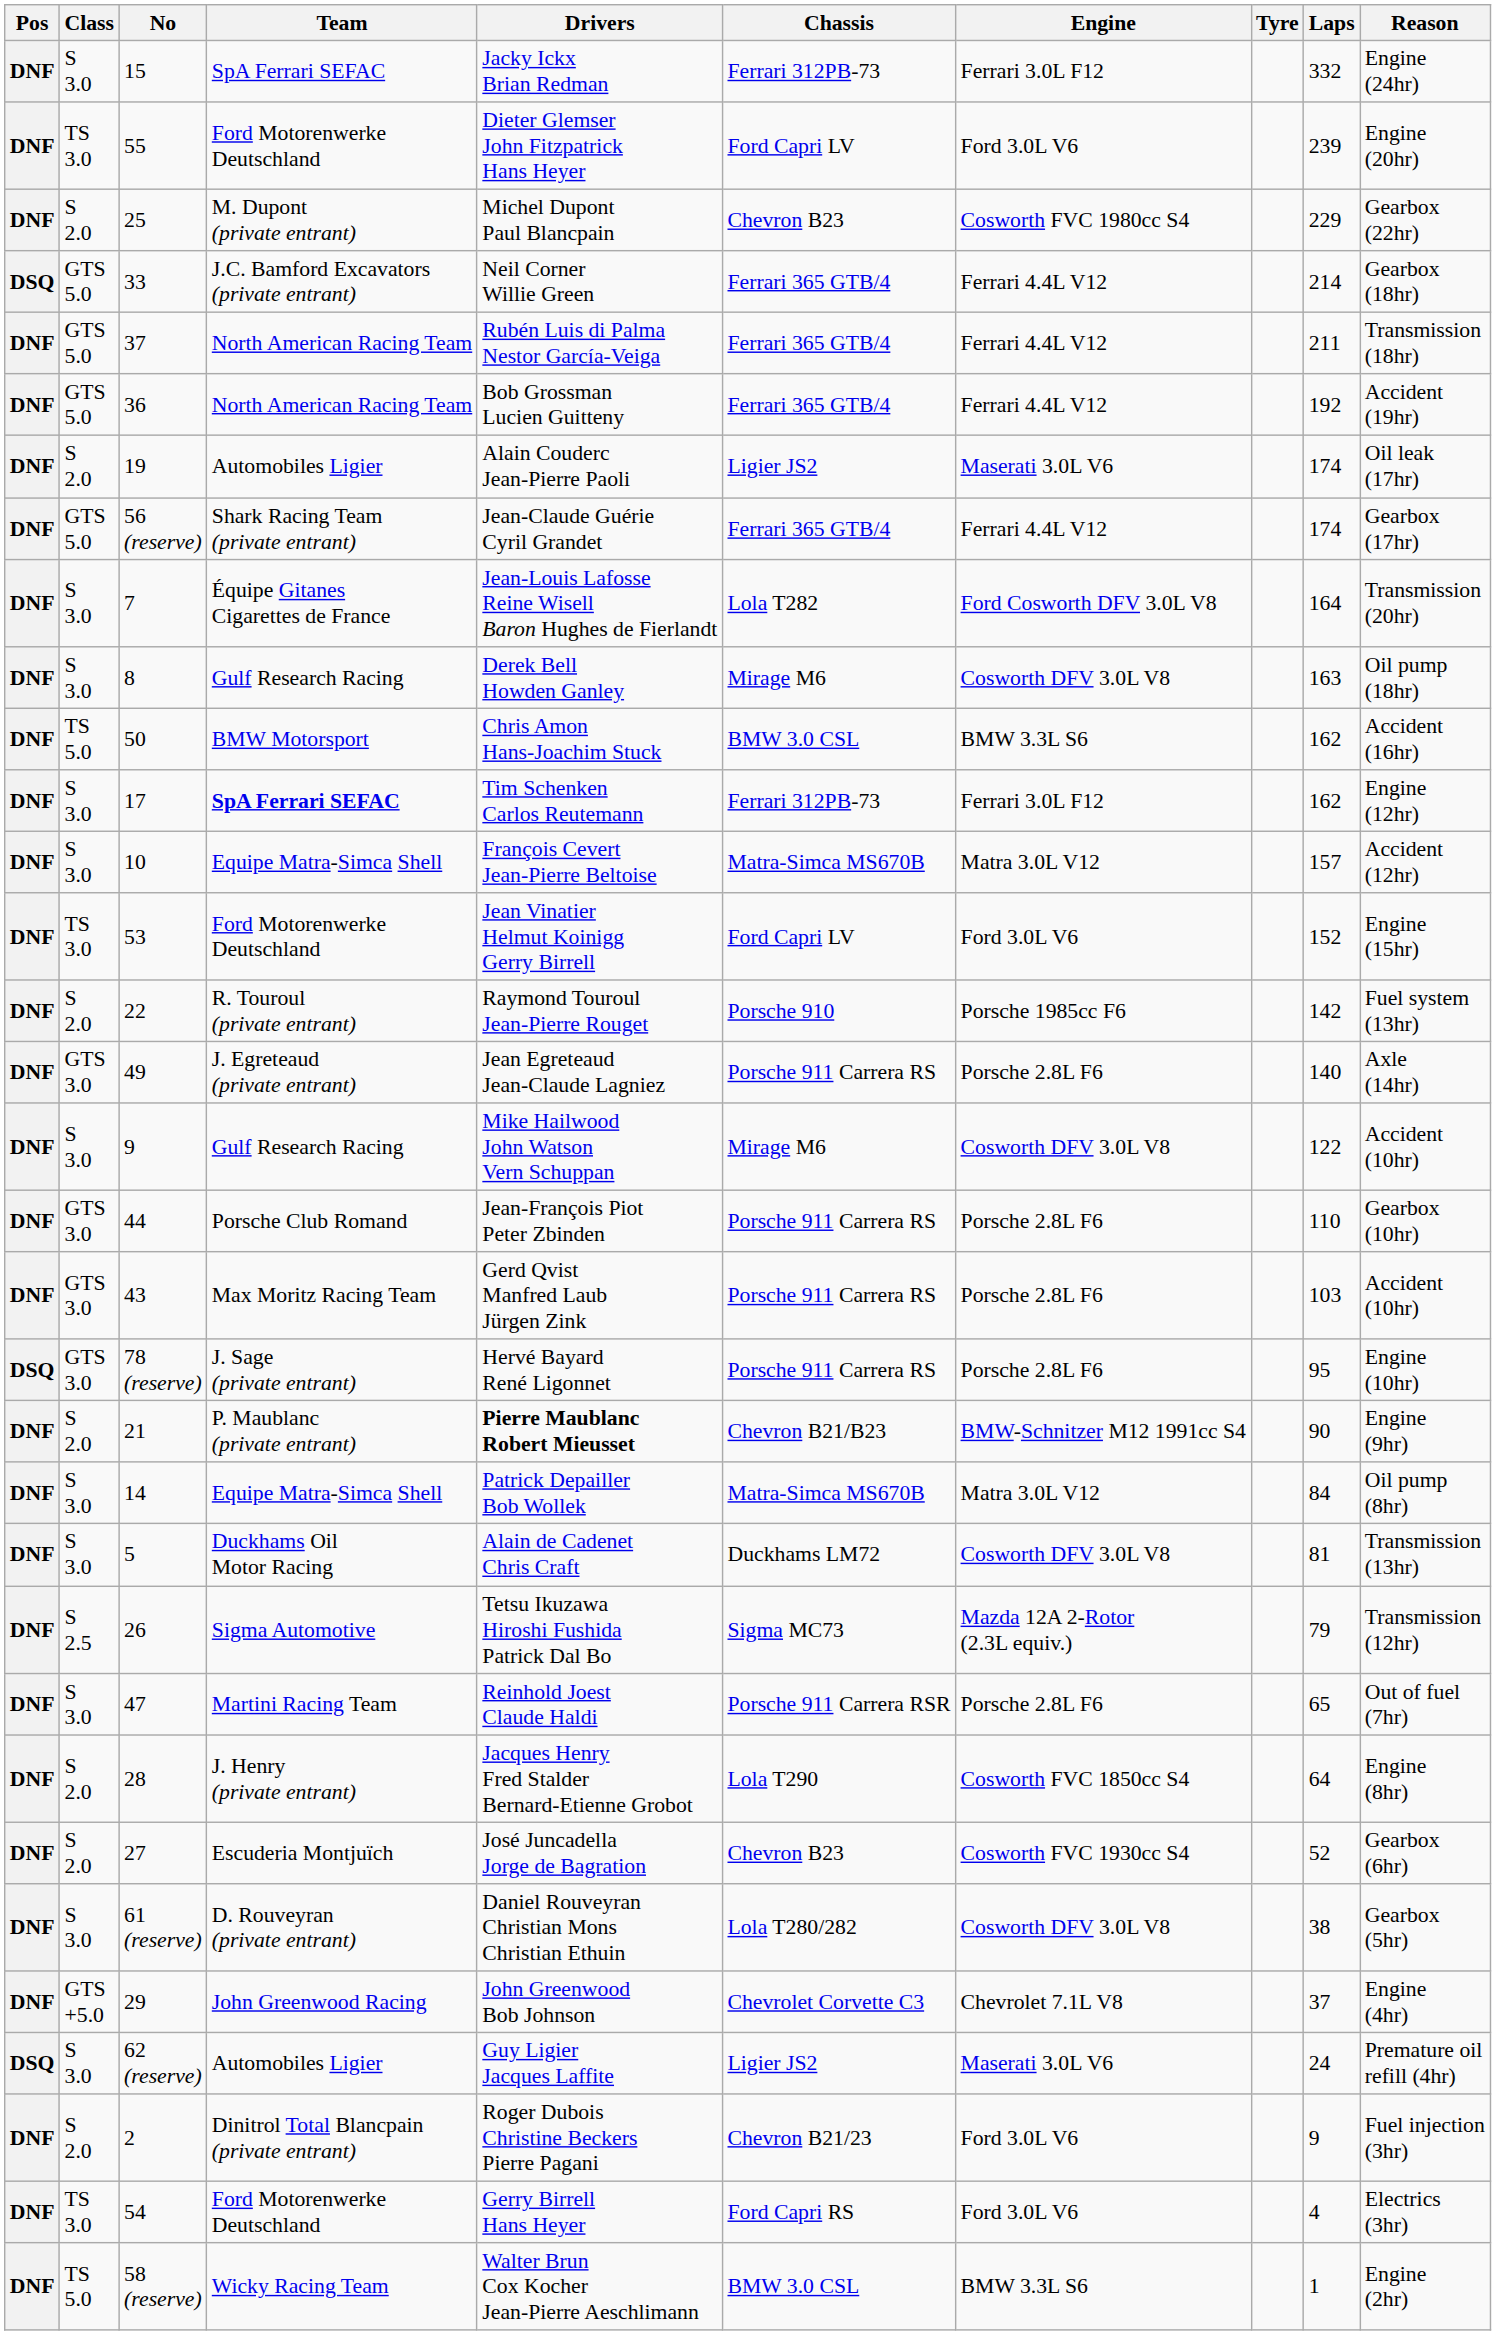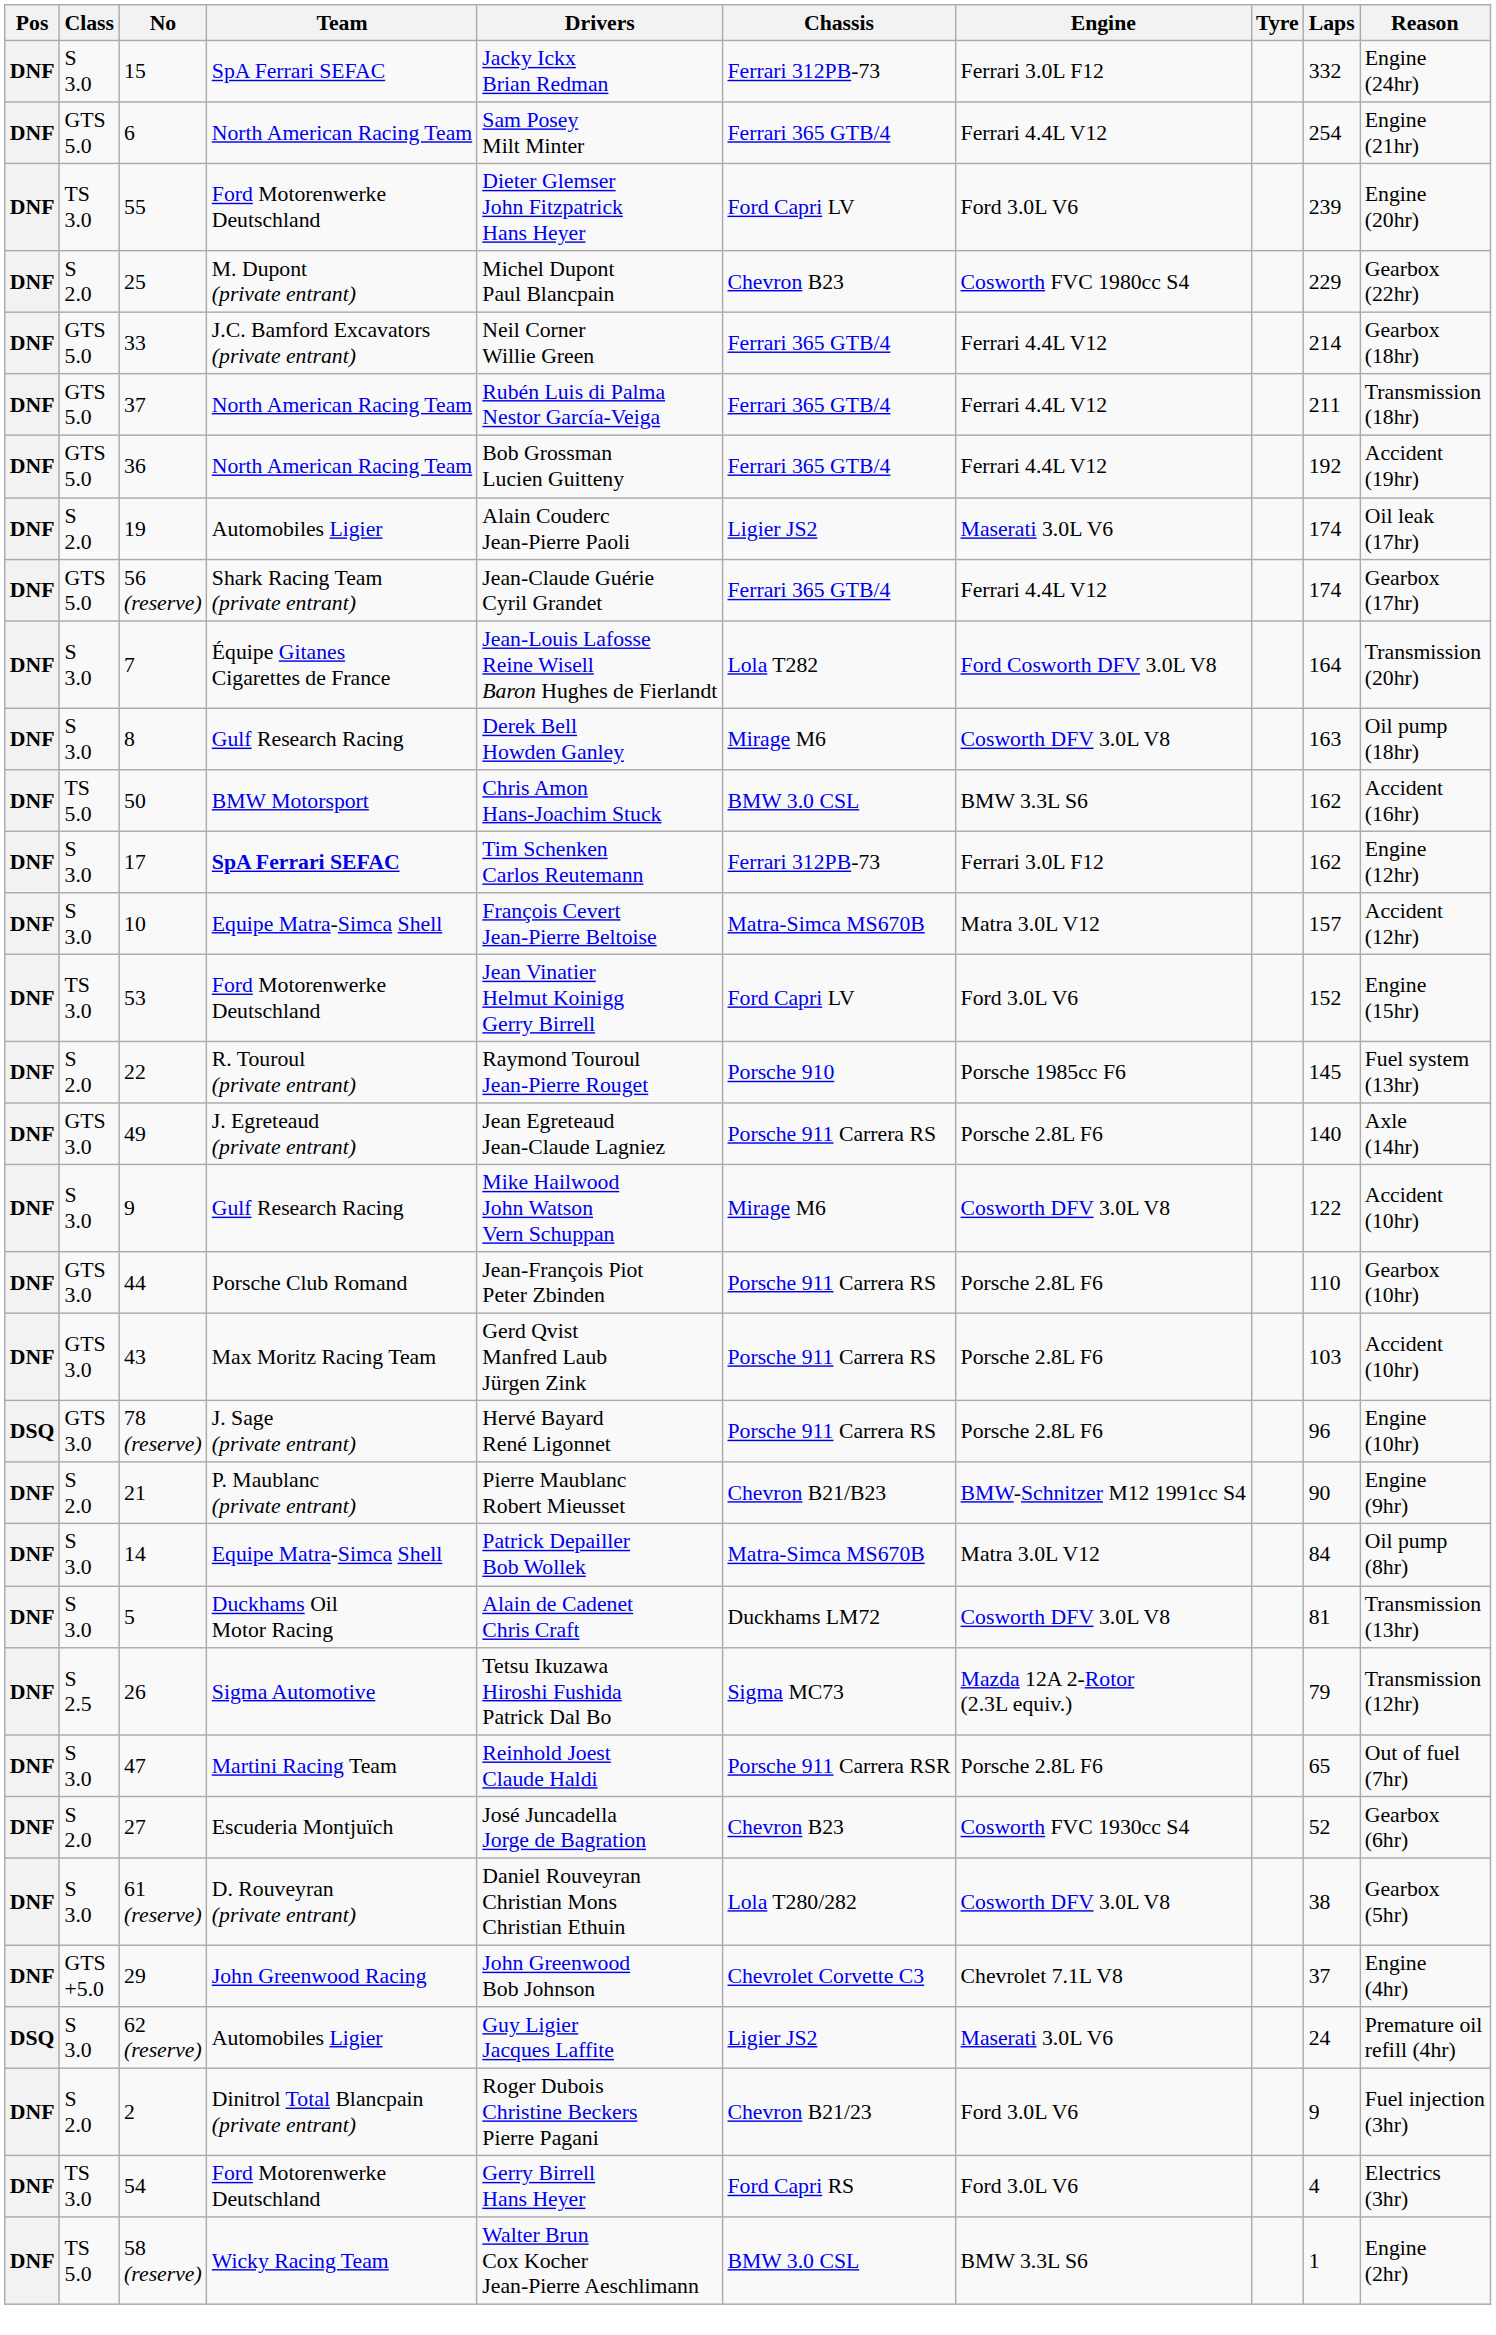+ row: (130, 132)
(32, 281) DSQ -> (32, 343) DNF
(1325, 1010) 142 -> (1325, 1072) 145
(1320, 1370) 95 -> (1320, 1431) 96
(561, 1431) bold -> (554, 1493) normal
- row: (135, 1778)
